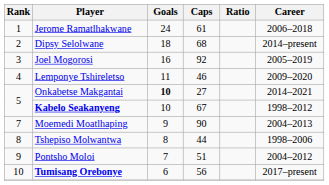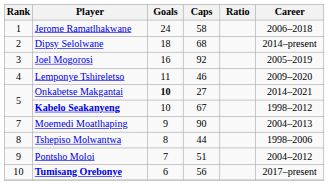(202, 28) 61 -> (202, 28) 58
